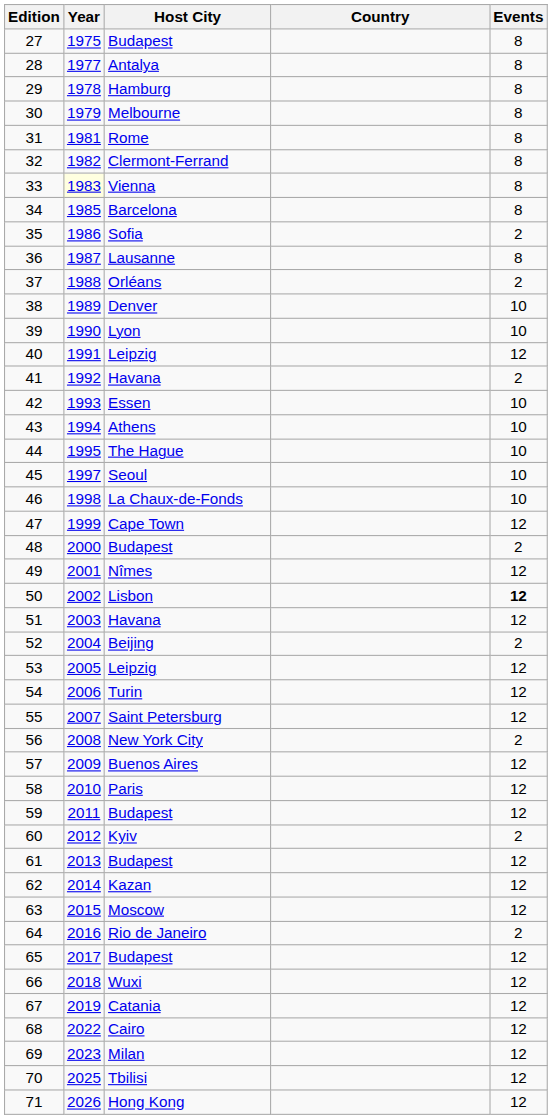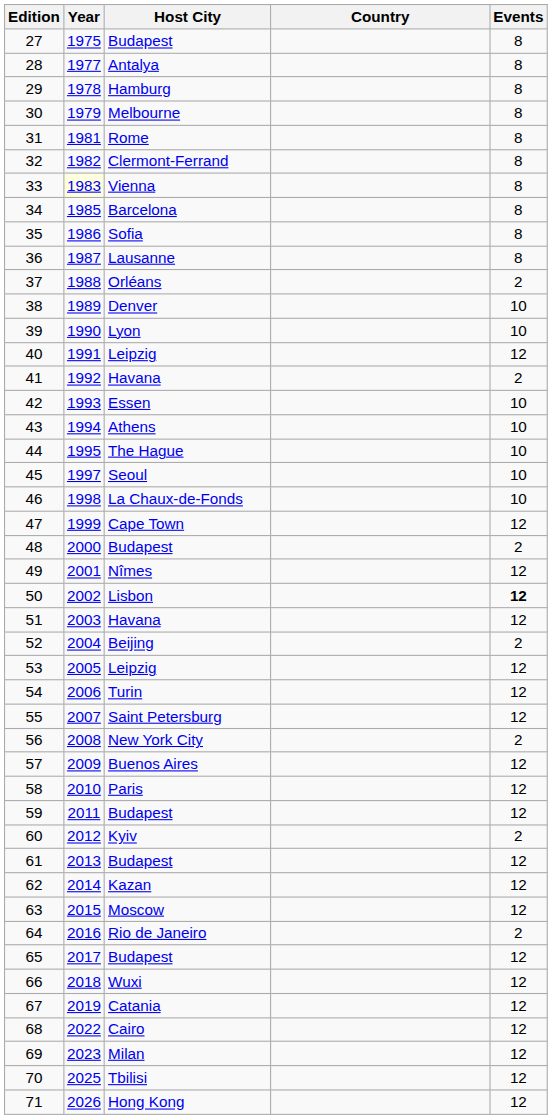(518, 234) 2 -> (518, 234) 8
